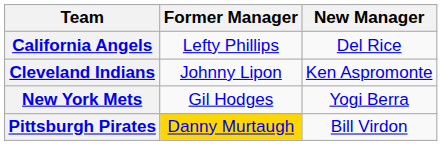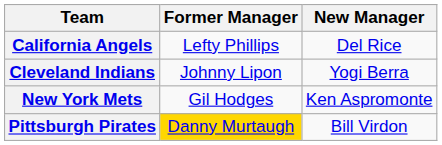(369, 72) Ken Aspromonte -> (369, 72) Yogi Berra
(369, 99) Yogi Berra -> (369, 99) Ken Aspromonte
